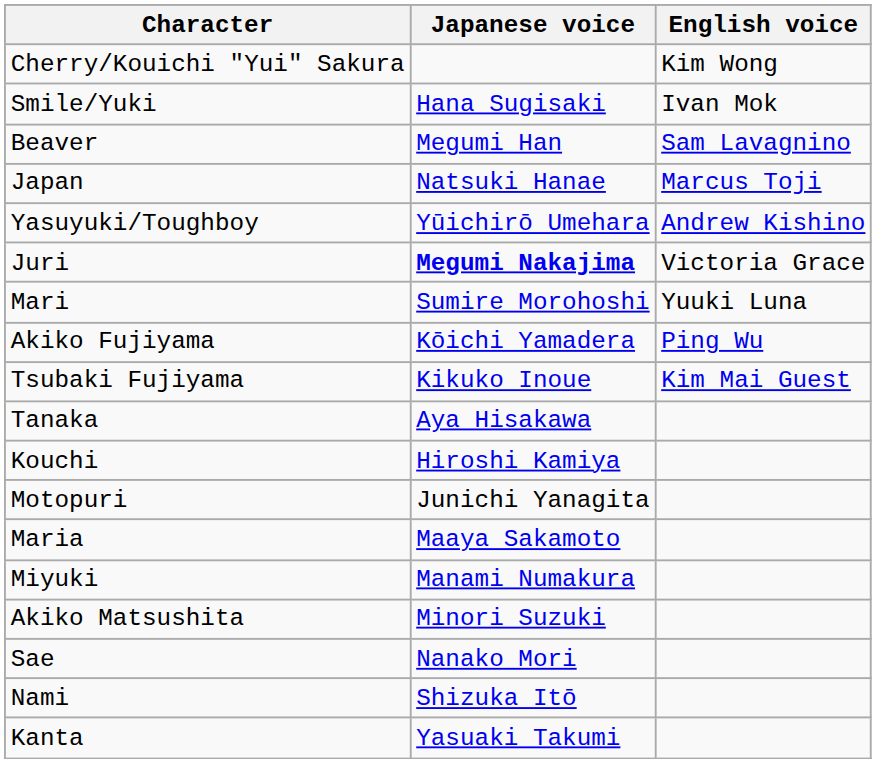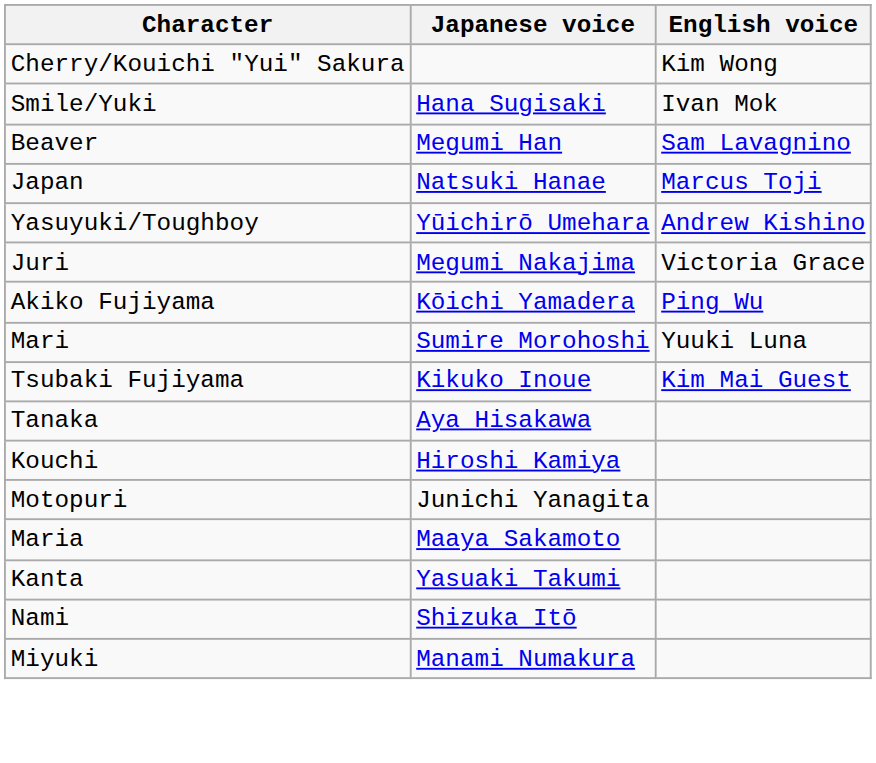(526, 262) bold -> (526, 262) normal
rows swapped: (40, 302) <-> (113, 342)
rows swapped: (54, 579) <-> (47, 738)
- row: (127, 619)
- row: (33, 659)
